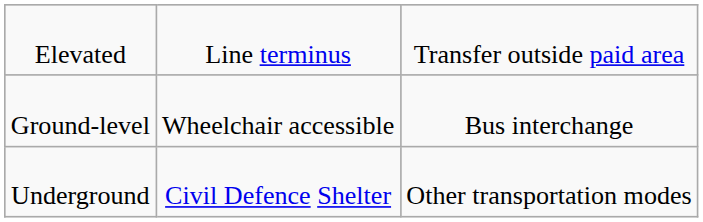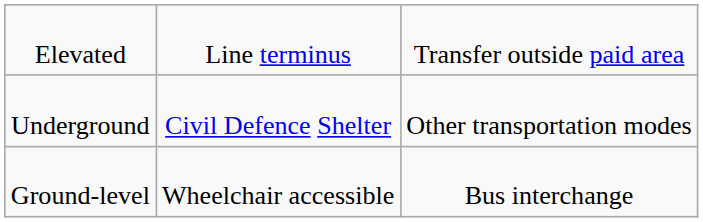rows swapped: (80, 125) <-> (80, 195)
